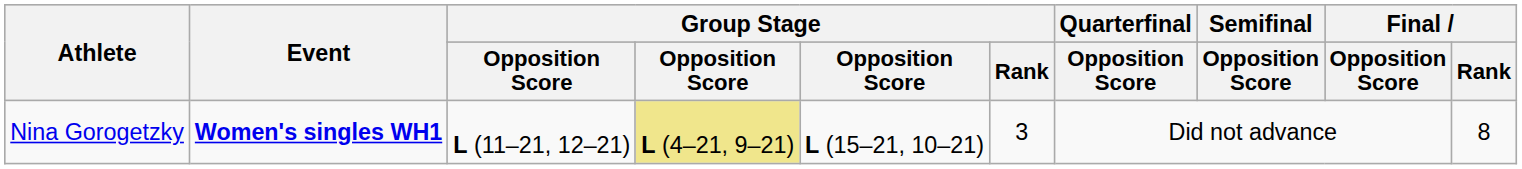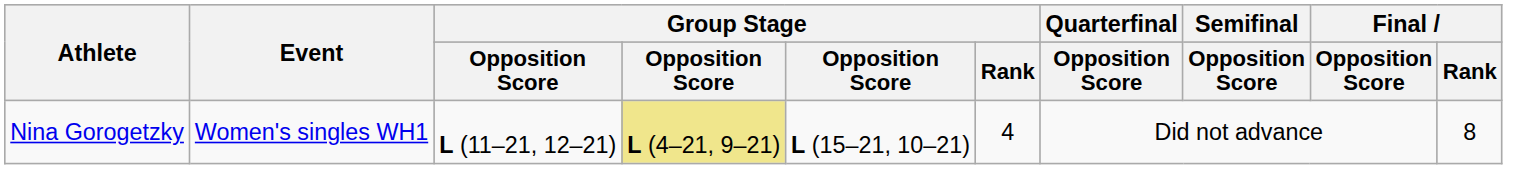(319, 133) bold -> (312, 133) normal
(1022, 133) 3 -> (1008, 133) 4
